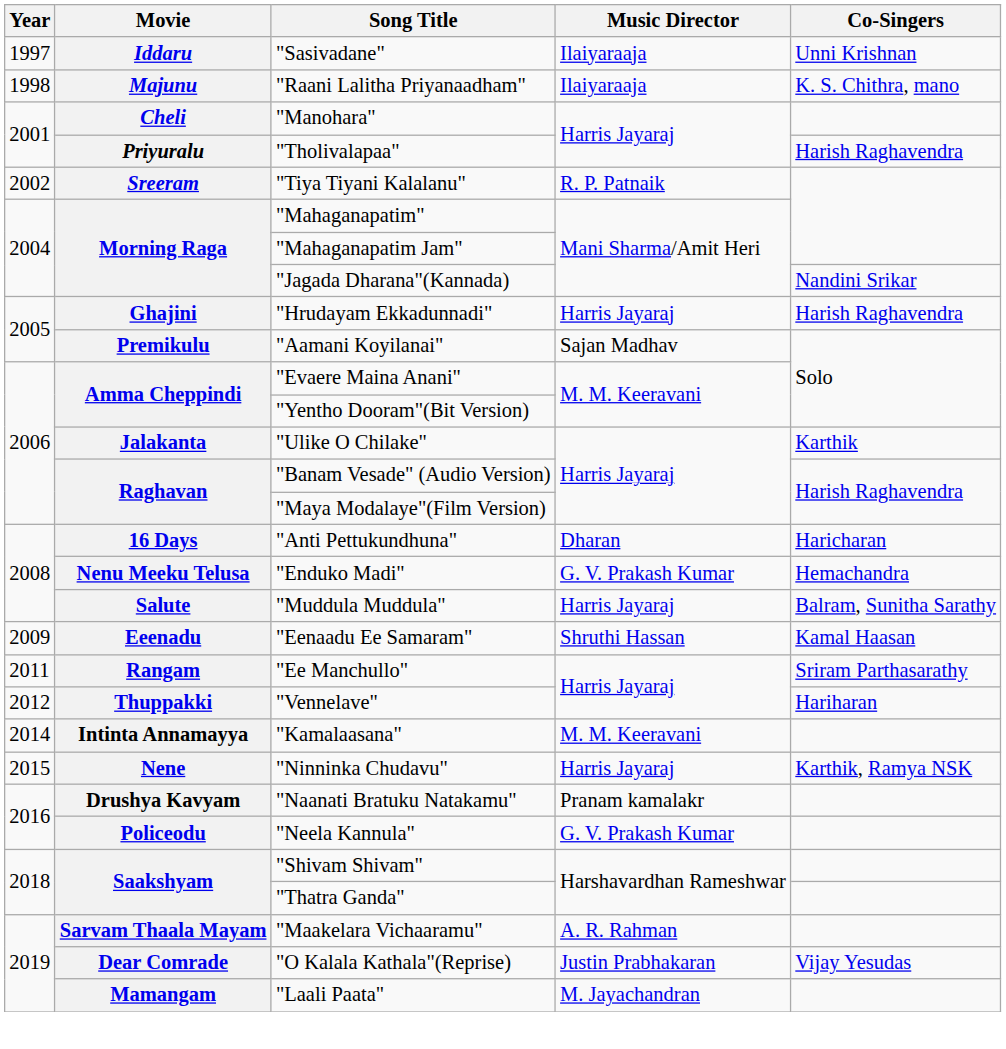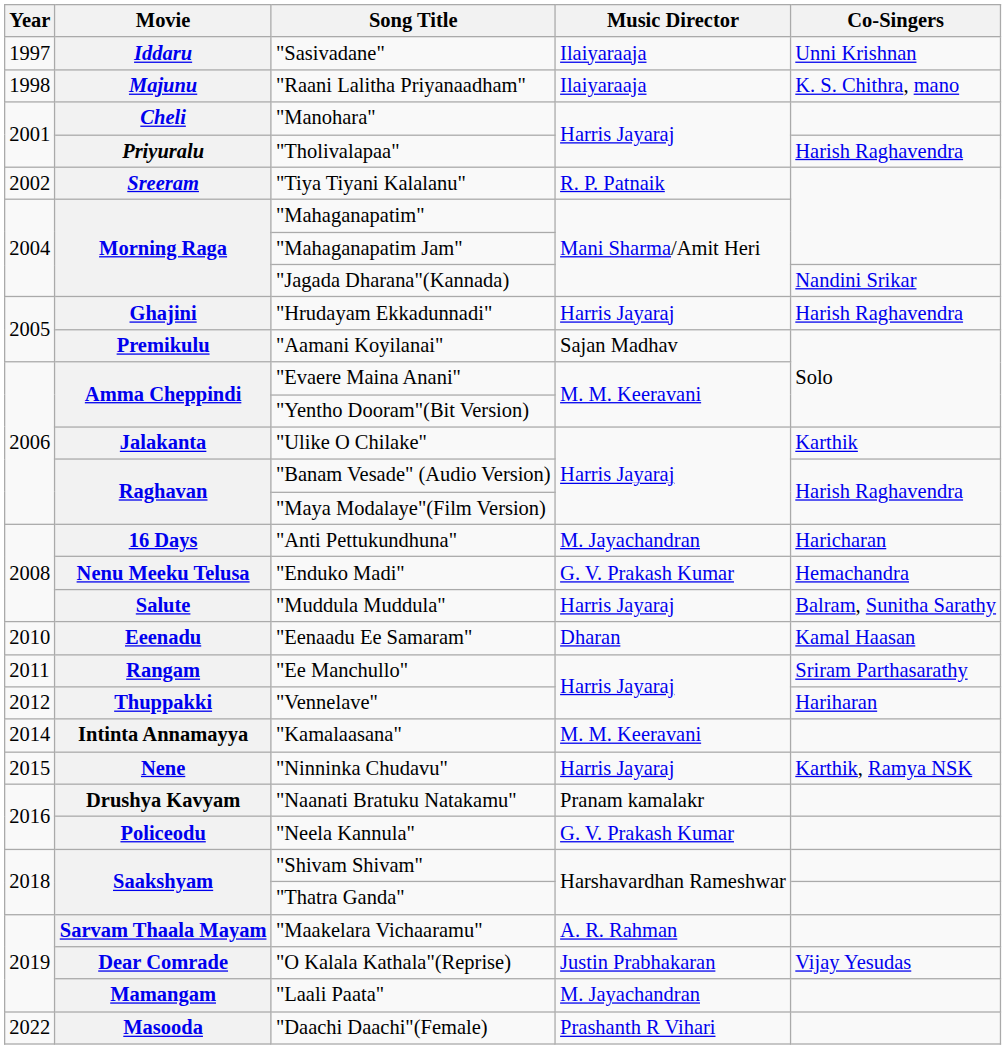(590, 540) Dharan -> (630, 540) M. Jayachandran
(30, 637) 2009 -> (30, 637) 2010
(622, 637) Shruthi Hassan -> (590, 637) Dharan
+ row: (382, 1027)
